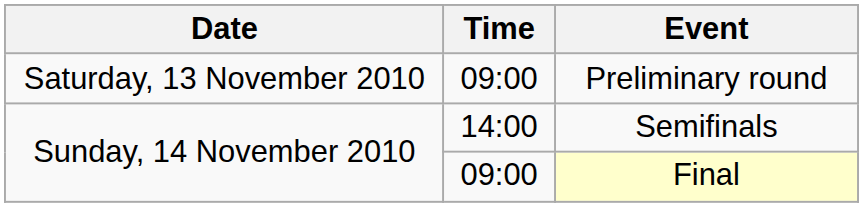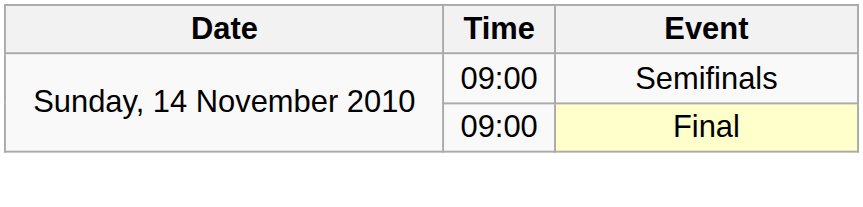- row: (706, 77)
(499, 126) 14:00 -> (499, 77) 09:00
